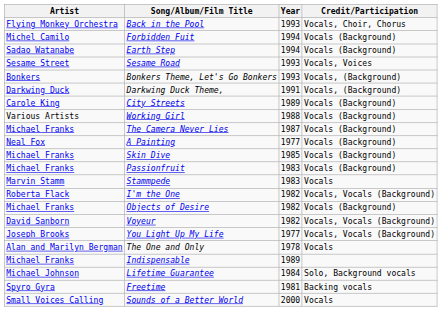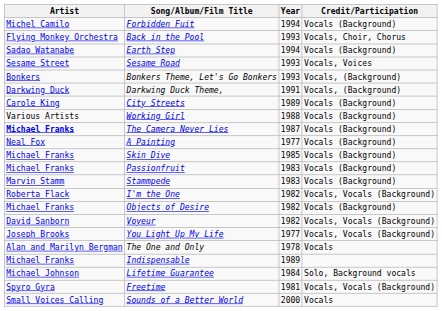rows swapped: (160, 37) <-> (165, 24)
(40, 129) normal -> (40, 129) bold
(319, 182) Vocals -> (350, 182) Vocals (Background)
(338, 287) Backing vocals -> (370, 287) Vocals, Vocals (Background)
